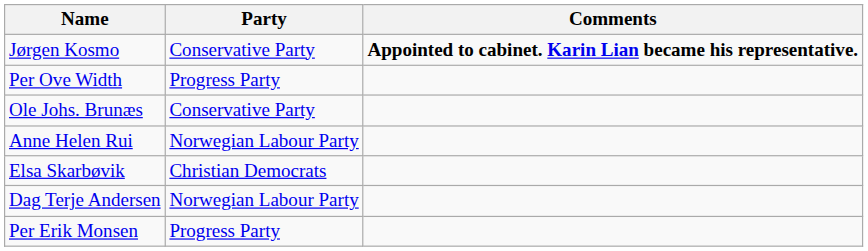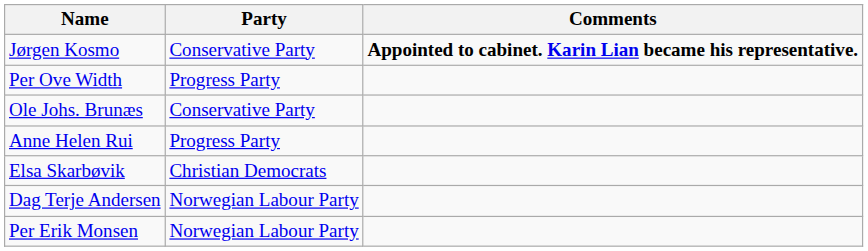(264, 140) Norwegian Labour Party -> (225, 140) Progress Party
(225, 230) Progress Party -> (264, 230) Norwegian Labour Party
